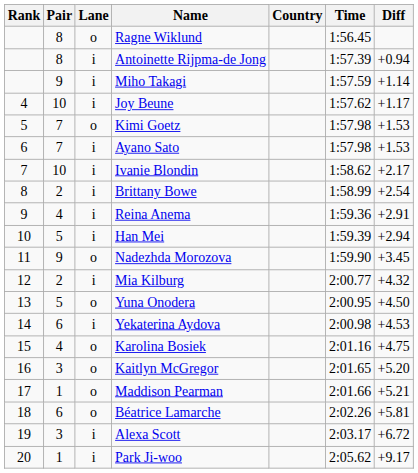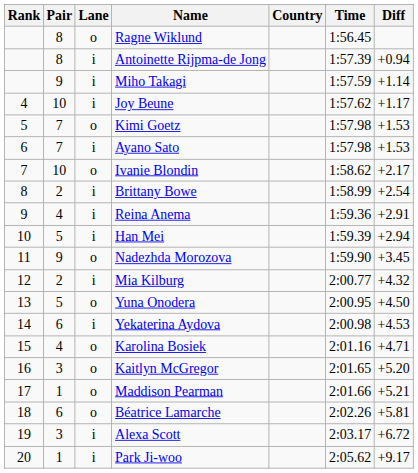(94, 170) i -> (94, 170) o
(394, 346) +4.75 -> (394, 346) +4.71
